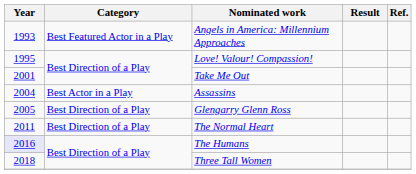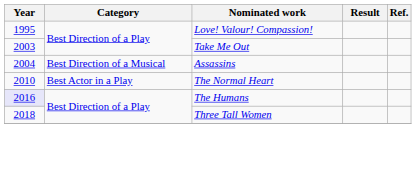- row: (262, 36)
(24, 76) 2001 -> (24, 47) 2003
(90, 93) Best Actor in a Play -> (106, 64) Best Direction of a Musical
- row: (242, 110)
(24, 127) 2011 -> (24, 81) 2010
(98, 127) Best Direction of a Play -> (90, 81) Best Actor in a Play
